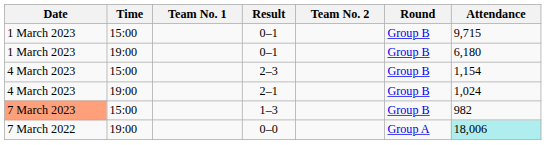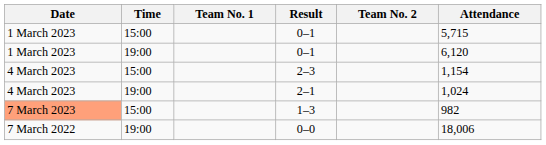- column: (418, 14)
(467, 33) 9,715 -> (455, 33) 5,715
(467, 52) 6,180 -> (455, 52) 6,120
(470, 129) paleturquoise background -> (458, 129) no background
